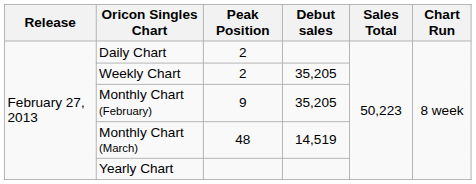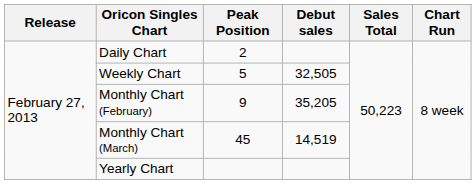(243, 73) 2 -> (243, 73) 5
(316, 73) 35,205 -> (316, 73) 32,505
(243, 139) 48 -> (243, 139) 45
